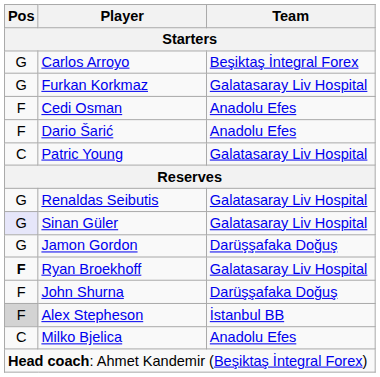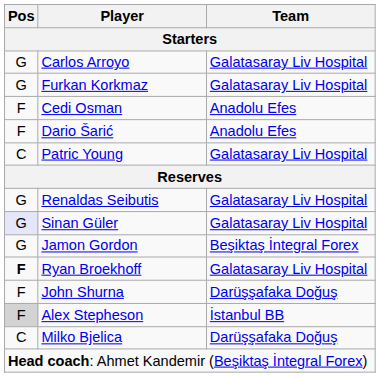(284, 62) Beşiktaş İntegral Forex -> (289, 62) Galatasaray Liv Hospital
(274, 246) Darüşşafaka Doğuş -> (284, 246) Beşiktaş İntegral Forex
(253, 338) Anadolu Efes -> (274, 338) Darüşşafaka Doğuş
